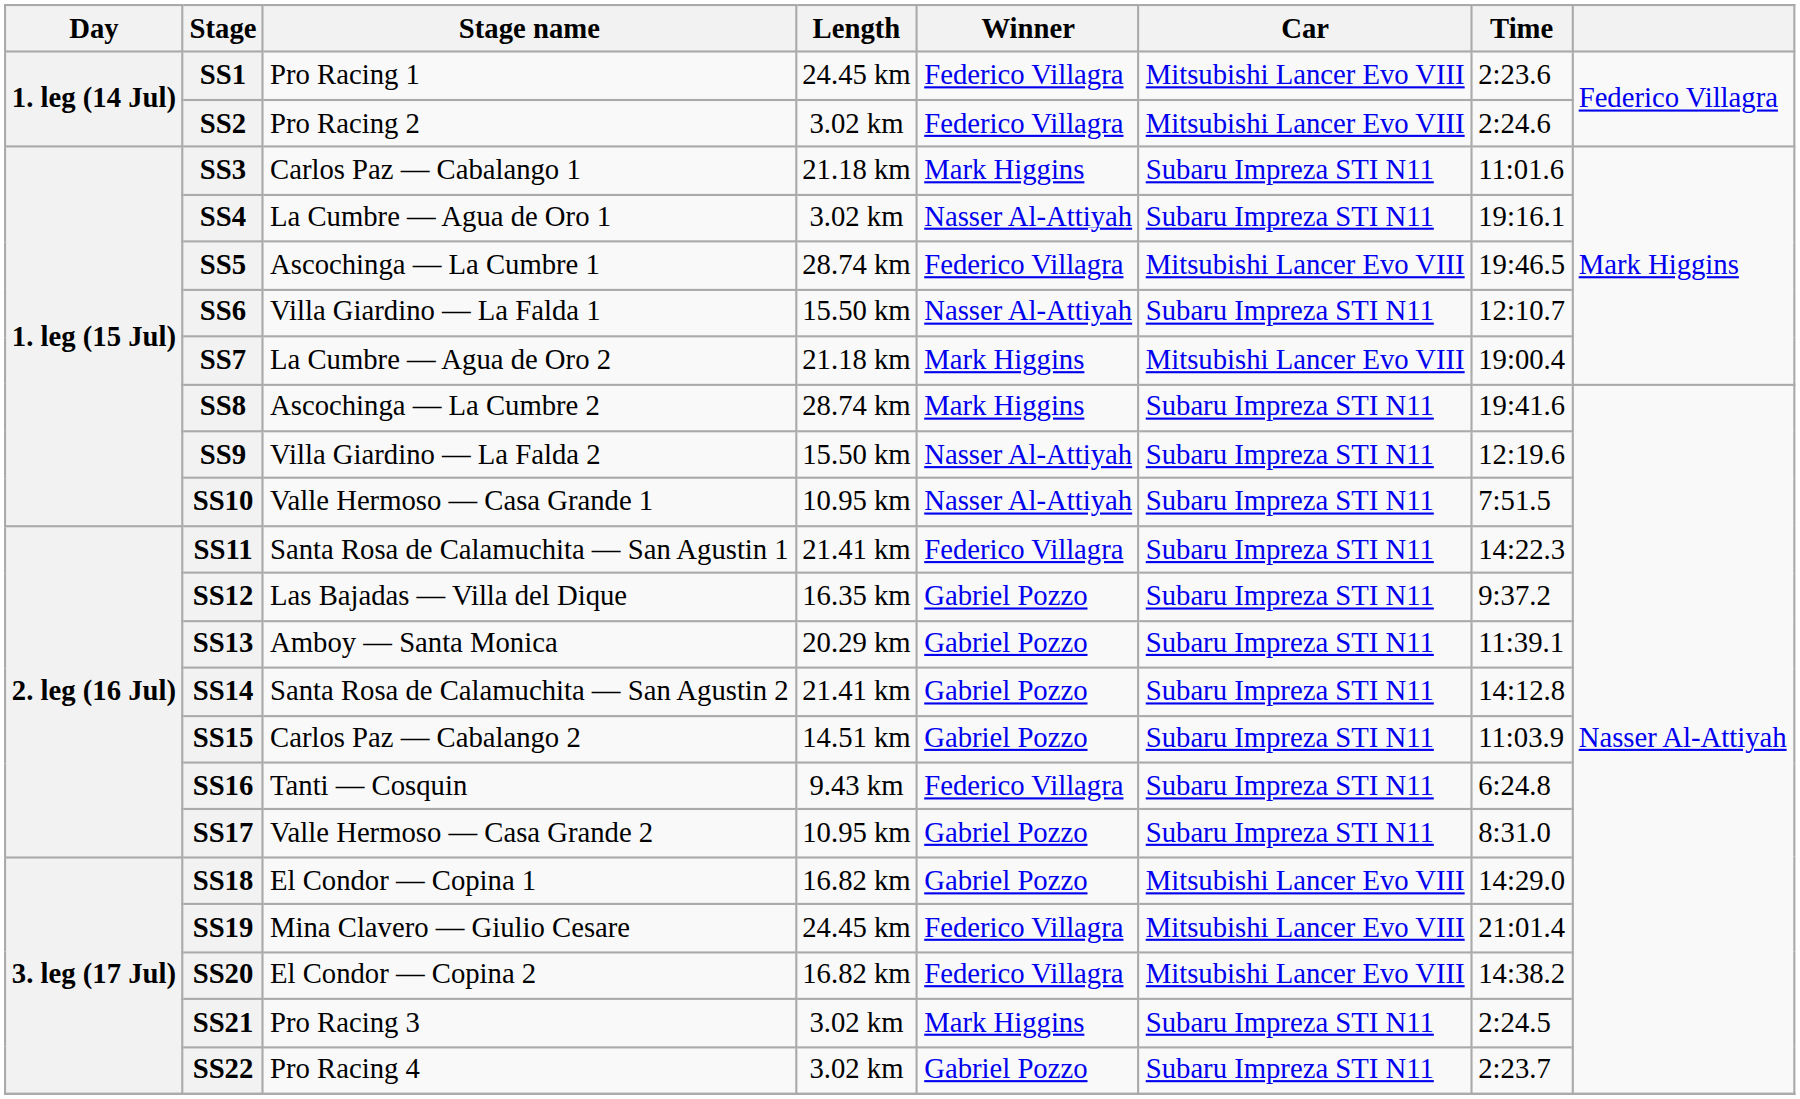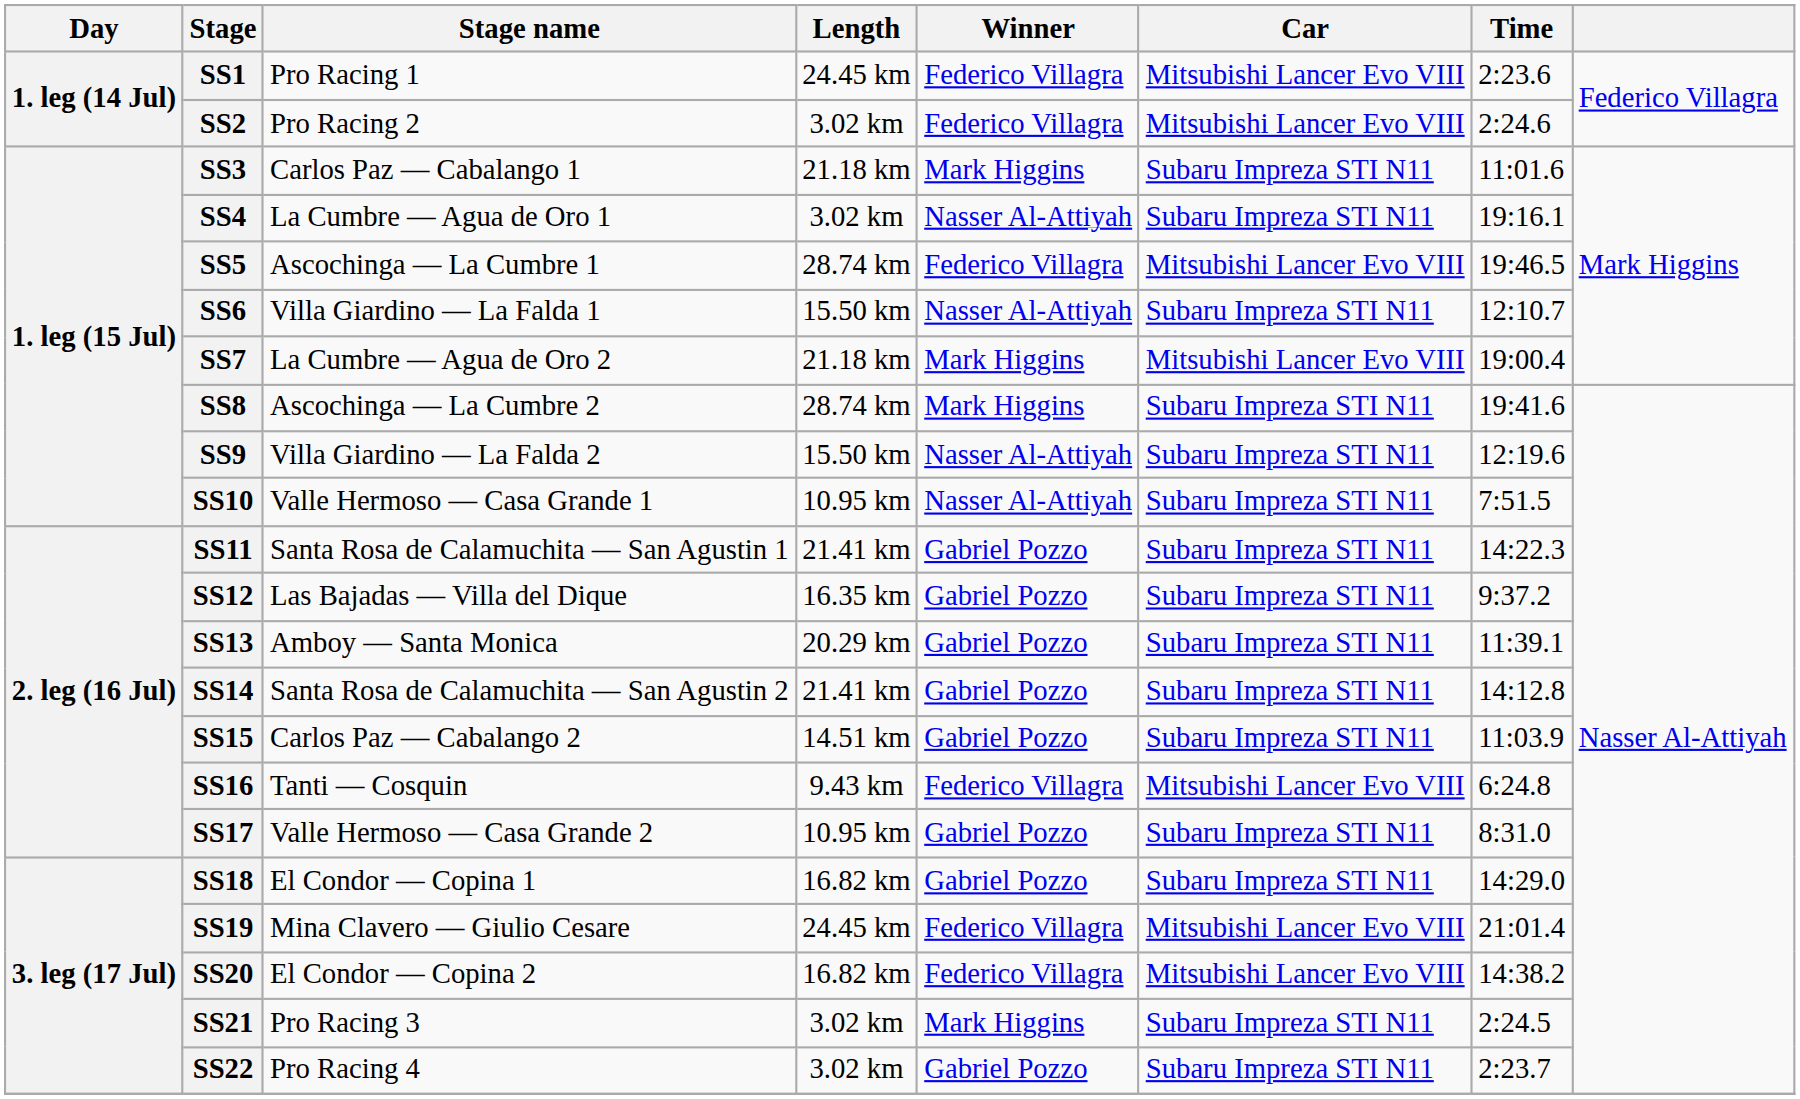(1024, 548) Federico Villagra -> (1006, 548) Gabriel Pozzo
(1290, 785) Subaru Impreza STI N11 -> (1305, 785) Mitsubishi Lancer Evo VIII
(1305, 879) Mitsubishi Lancer Evo VIII -> (1290, 879) Subaru Impreza STI N11
